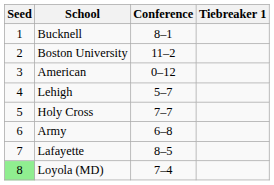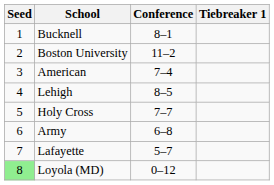(163, 72) 0–12 -> (163, 72) 7–4
(163, 92) 5–7 -> (163, 92) 8–5
(163, 151) 8–5 -> (163, 151) 5–7
(163, 170) 7–4 -> (163, 170) 0–12
